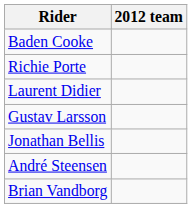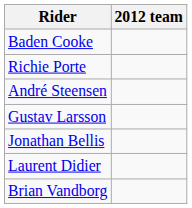rows swapped: (54, 91) <-> (58, 166)
